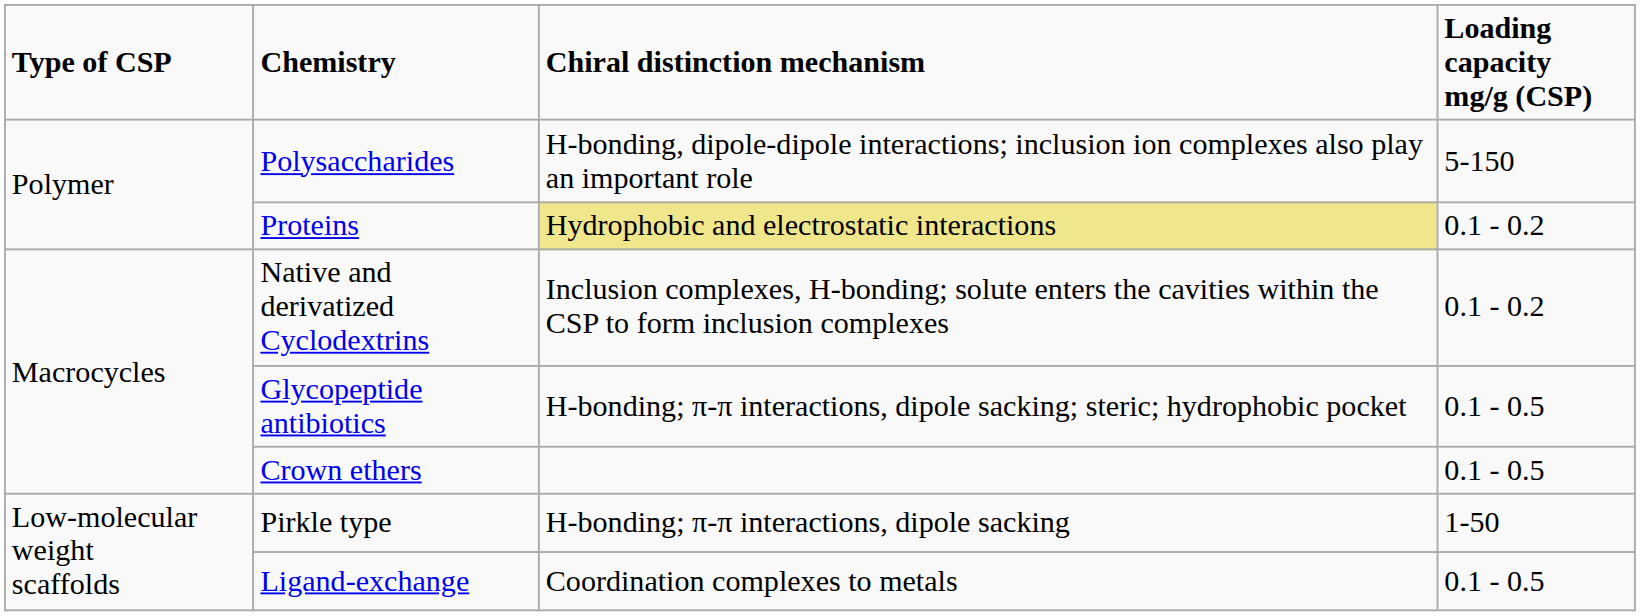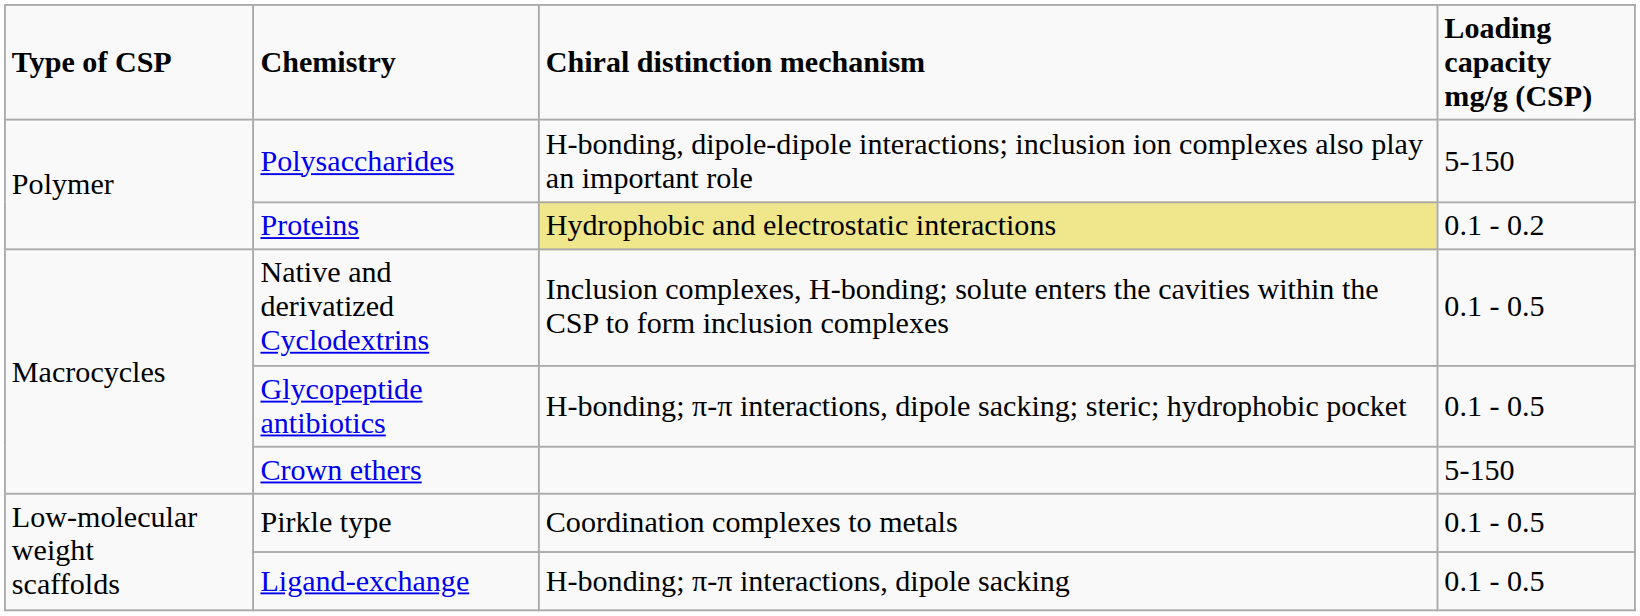(1494, 306) 0.1 - 0.2 -> (1494, 306) 0.1 - 0.5
(1494, 469) 0.1 - 0.5 -> (1479, 469) 5-150
(808, 522) H-bonding; π-π interactions, dipole sacking -> (752, 522) Coordination complexes to metals
(1472, 522) 1-50 -> (1494, 522) 0.1 - 0.5
(752, 580) Coordination complexes to metals -> (808, 580) H-bonding; π-π interactions, dipole sacking
